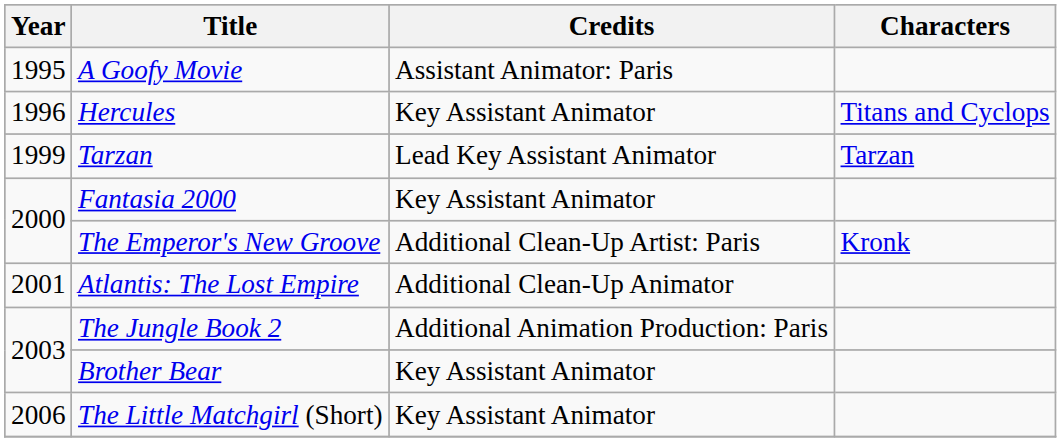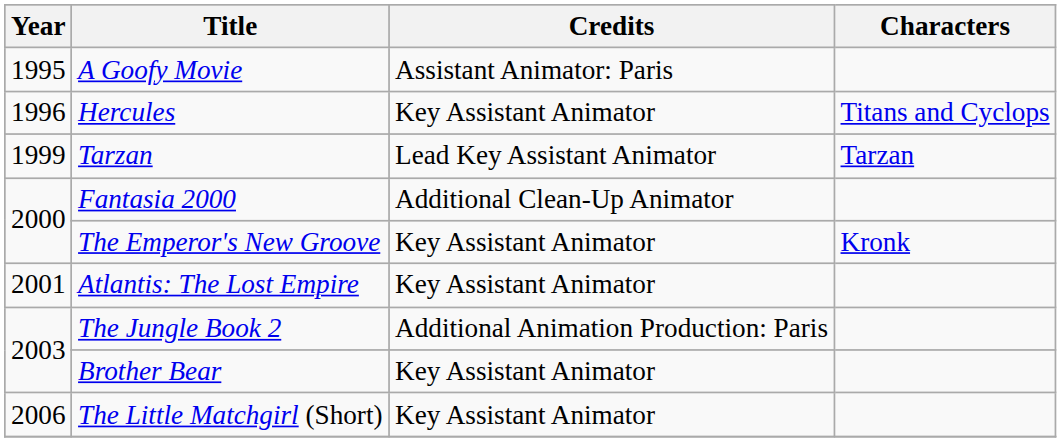(525, 198) Key Assistant Animator -> (564, 198) Additional Clean-Up Animator
(578, 241) Additional Clean-Up Artist: Paris -> (525, 241) Key Assistant Animator
(564, 284) Additional Clean-Up Animator -> (525, 284) Key Assistant Animator
